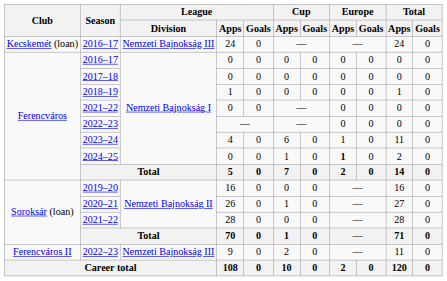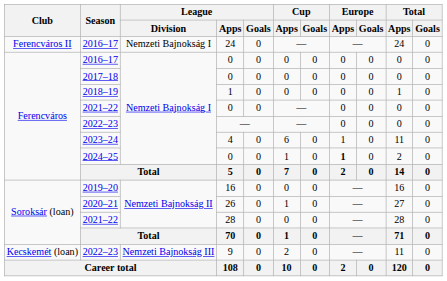(42, 44) Kecskemét (loan) -> (42, 44) Ferencváros II
(168, 44) Nemzeti Bajnokság III -> (168, 44) Nemzeti Bajnokság I
(42, 252) Ferencváros II -> (42, 252) Kecskemét (loan)
